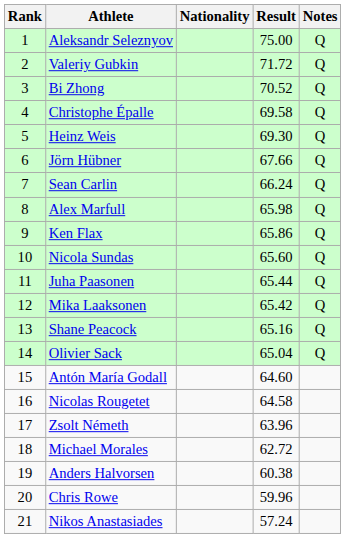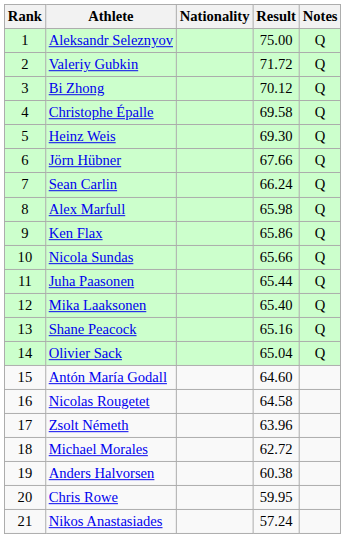(276, 88) 70.52 -> (276, 88) 70.12
(276, 257) 65.60 -> (276, 257) 65.66
(276, 305) 65.42 -> (276, 305) 65.40
(276, 497) 59.96 -> (276, 497) 59.95
